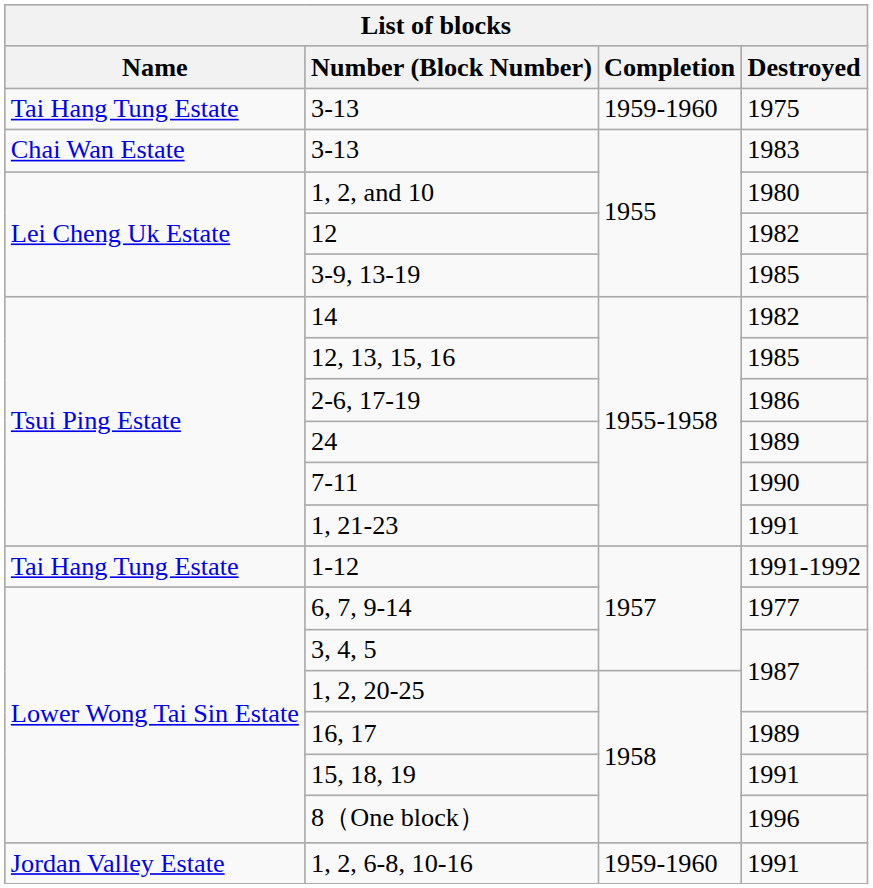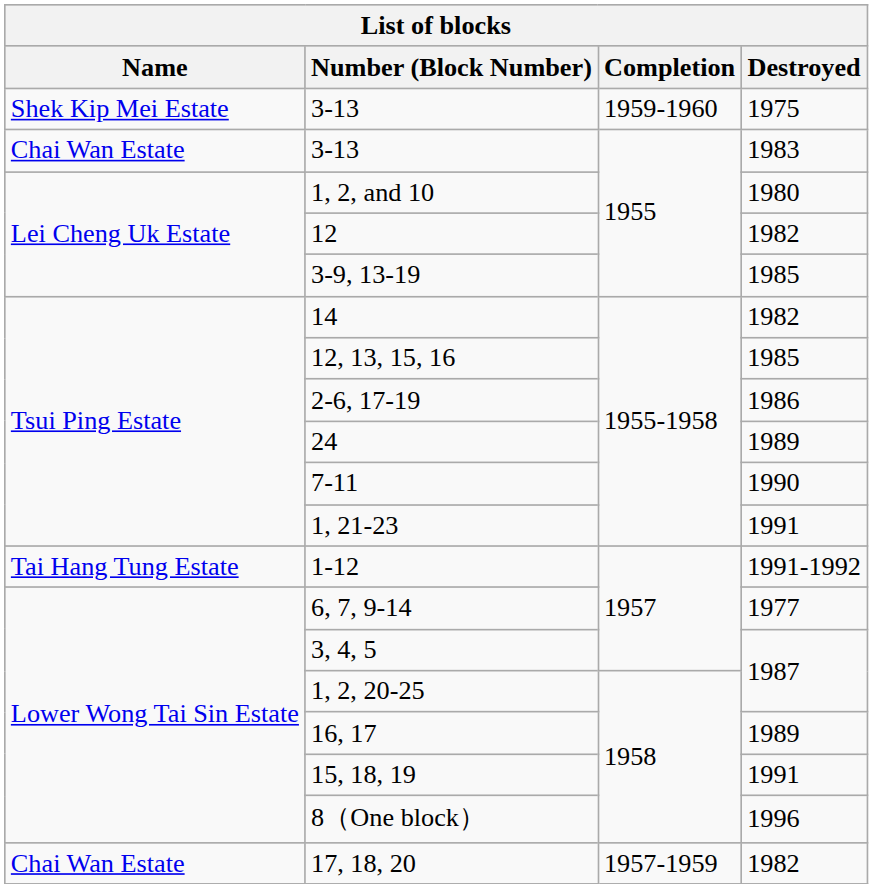(125, 108) Tai Hang Tung Estate -> (120, 108) Shek Kip Mei Estate
+ row: (363, 862)
- row: (392, 862)
